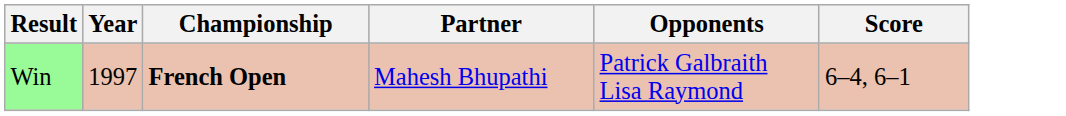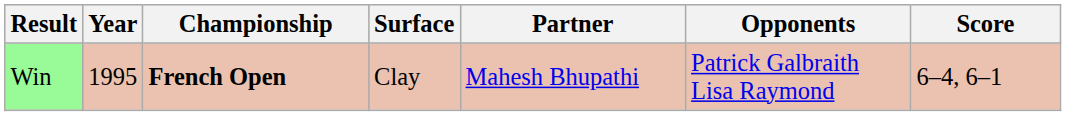+ column: (414, 23)
(113, 76) 1997 -> (113, 76) 1995
